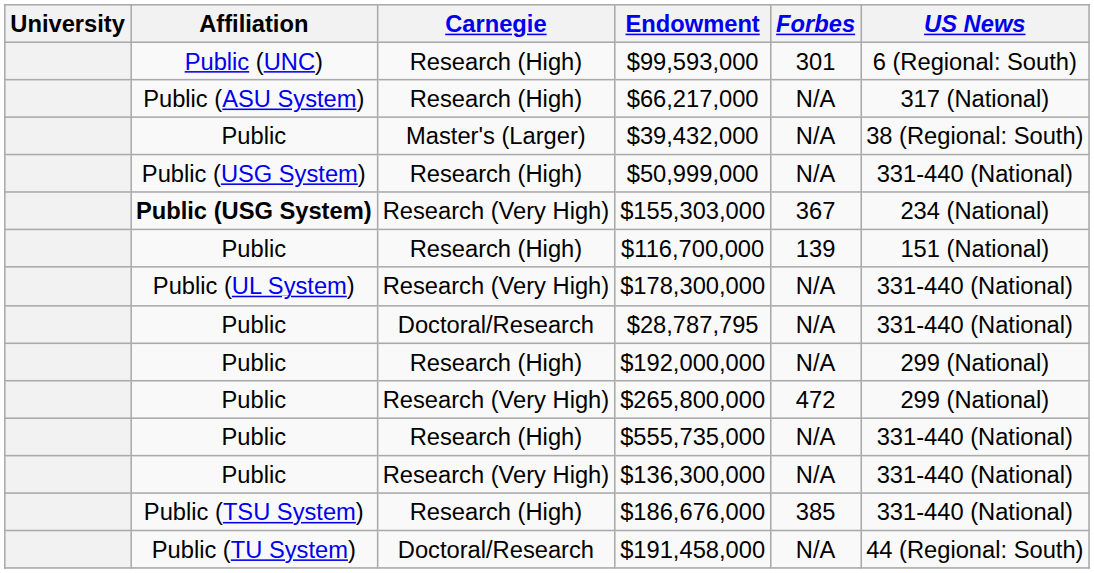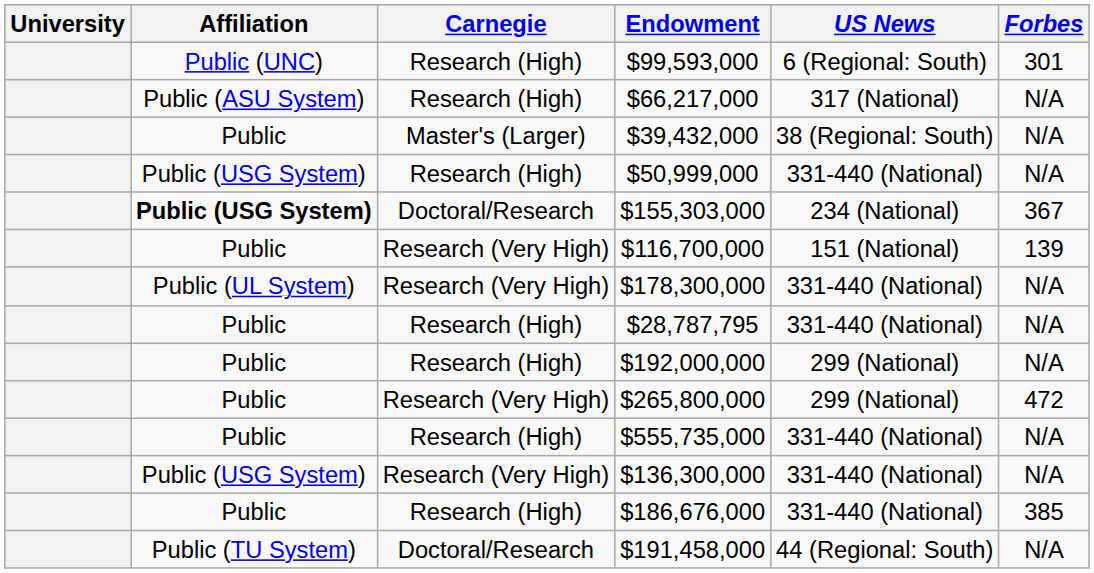columns swapped: (975, 24) <-> (816, 24)
(496, 211) Research (Very High) -> (496, 211) Doctoral/Research
(496, 249) Research (High) -> (496, 249) Research (Very High)
(496, 324) Doctoral/Research -> (496, 324) Research (High)
(254, 474) Public -> (254, 474) Public (USG System)
(254, 512) Public (TSU System) -> (254, 512) Public
